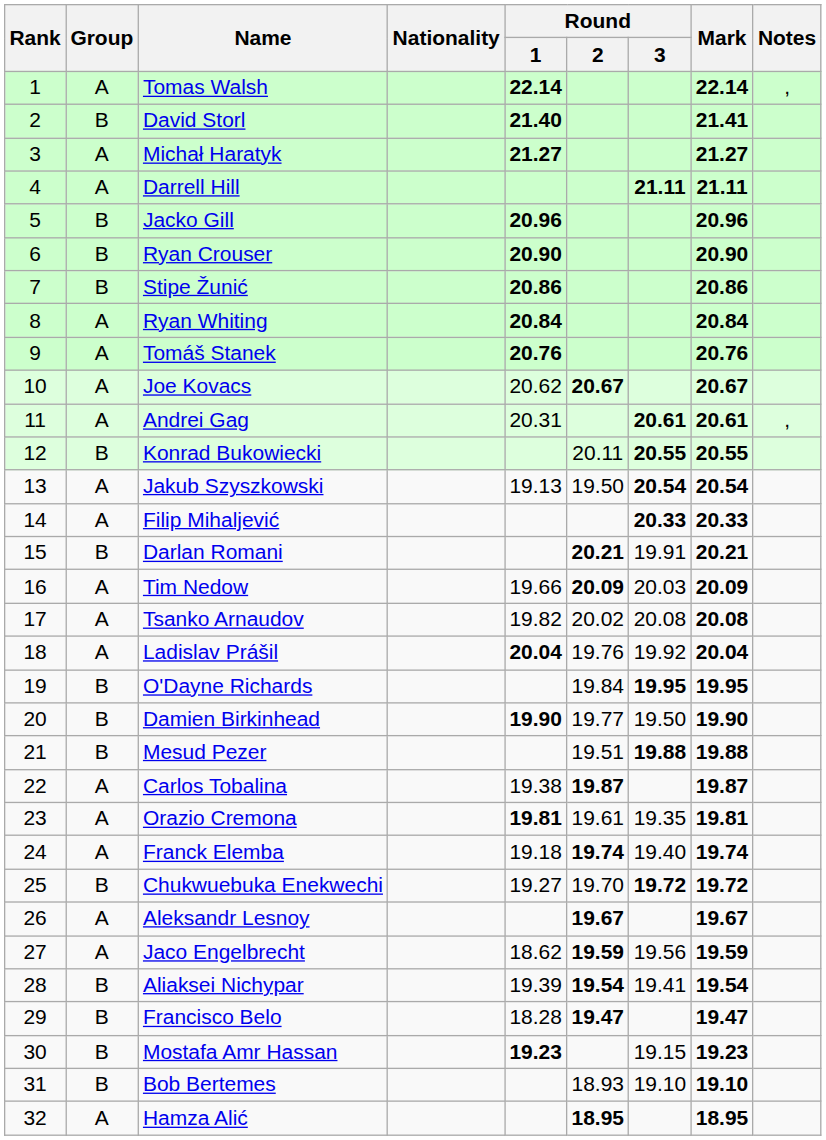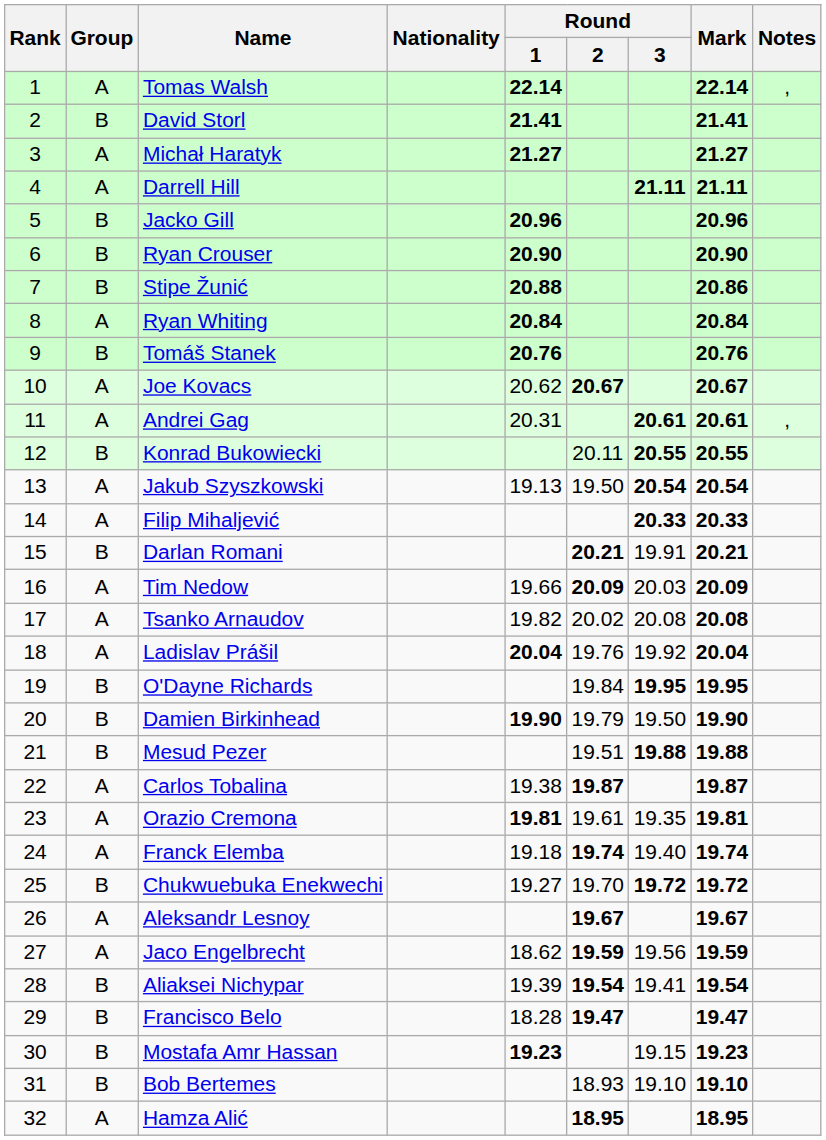(536, 120) 21.40 -> (536, 120) 21.41
(536, 287) 20.86 -> (536, 287) 20.88
(102, 353) A -> (102, 353) B
(598, 719) 19.77 -> (598, 719) 19.79
